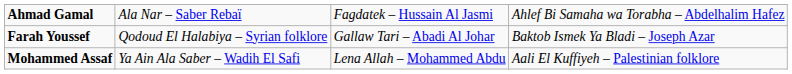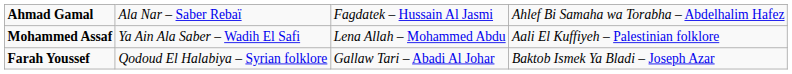rows swapped: (49, 36) <-> (60, 58)
